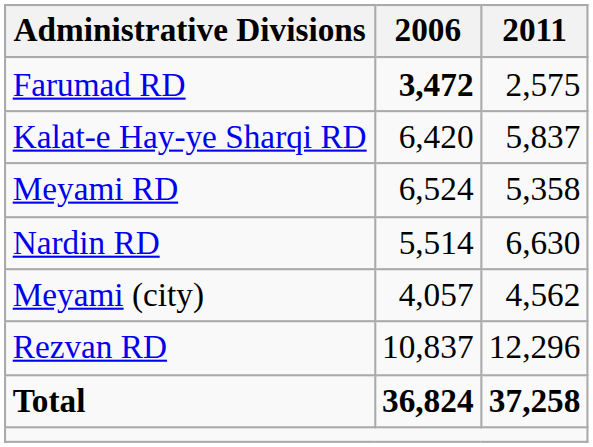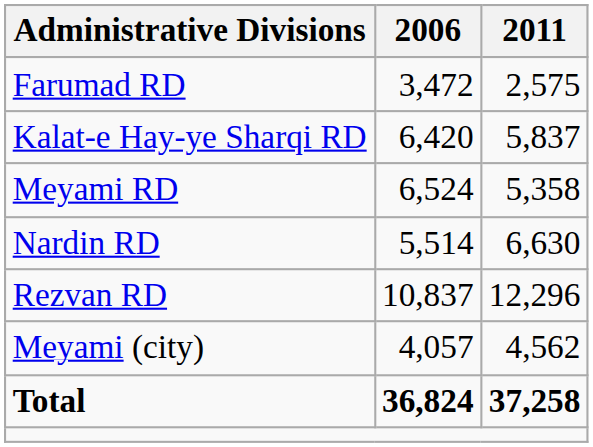(436, 83) bold -> (436, 83) normal
rows swapped: (90, 347) <-> (108, 294)
